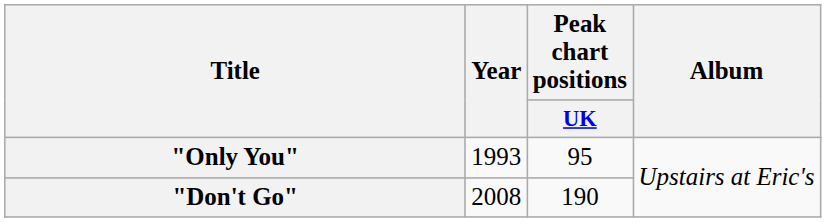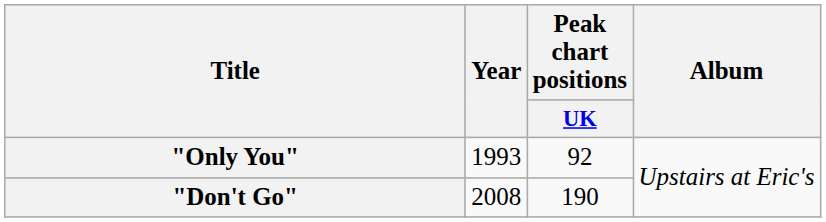(580, 157) 95 -> (580, 157) 92
